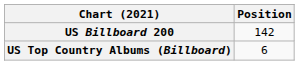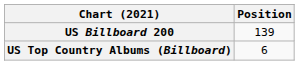(264, 32) 142 -> (264, 32) 139
